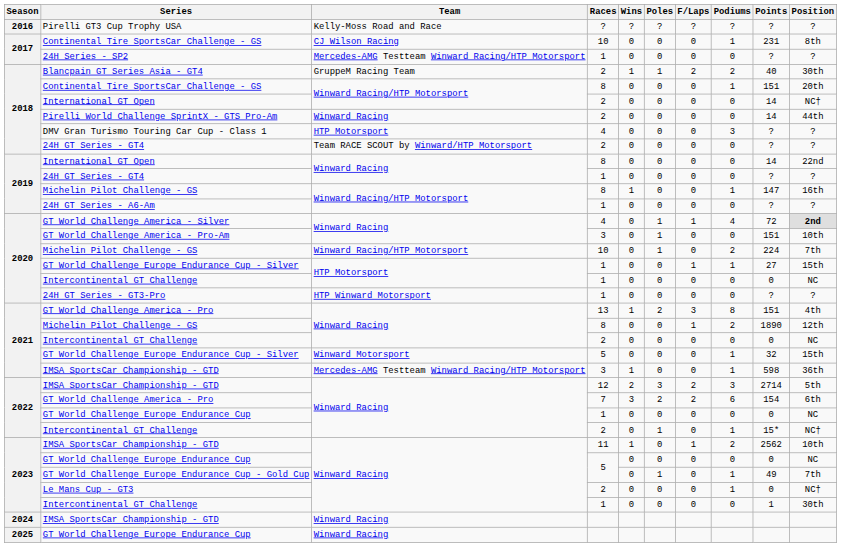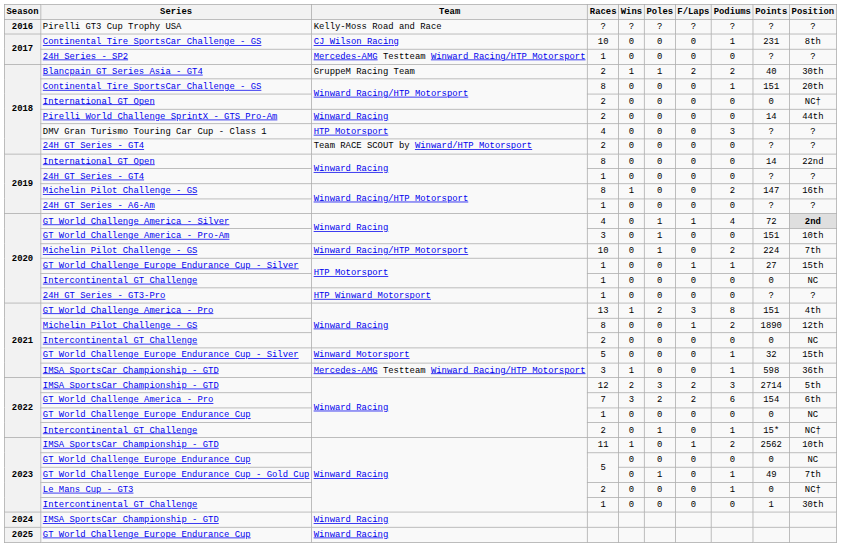(771, 101) 14 -> (771, 101) 0
(732, 191) 1 -> (732, 191) 2
